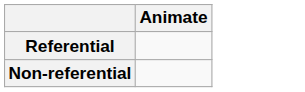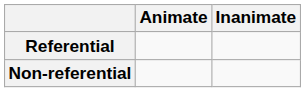+ column: (256, 18)
